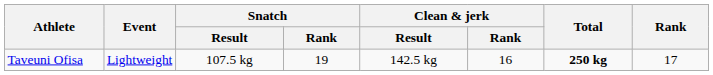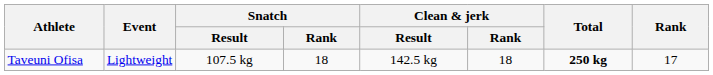(321, 60) 19 -> (321, 60) 18
(505, 60) 16 -> (505, 60) 18
